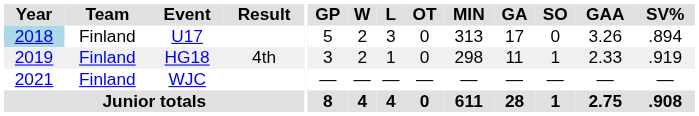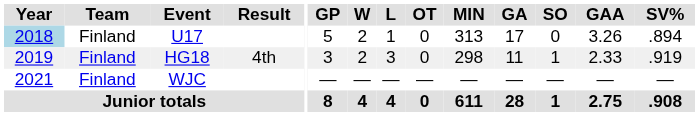(391, 36) 3 -> (391, 36) 1
(391, 57) 1 -> (391, 57) 3
